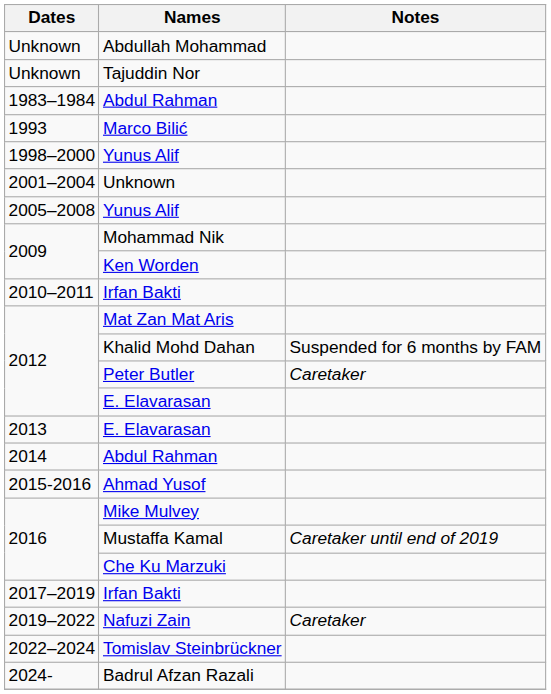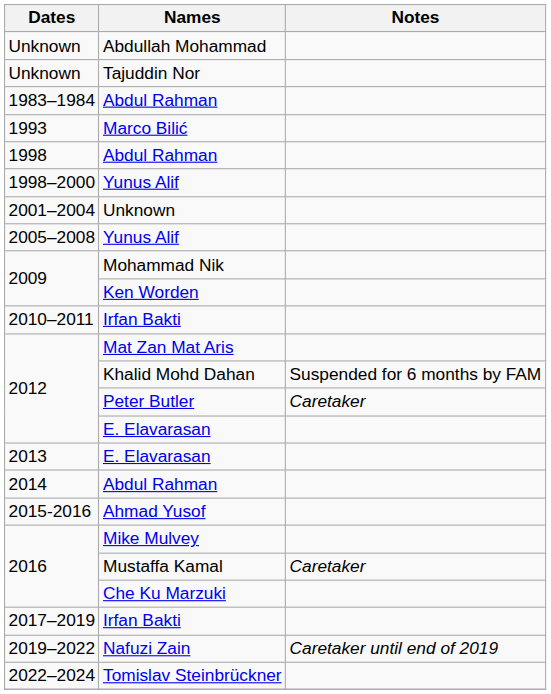+ row: (28, 155)
(394, 538) Caretaker until end of 2019 -> (328, 566) Caretaker
(328, 621) Caretaker -> (394, 648) Caretaker until end of 2019
- row: (31, 675)
